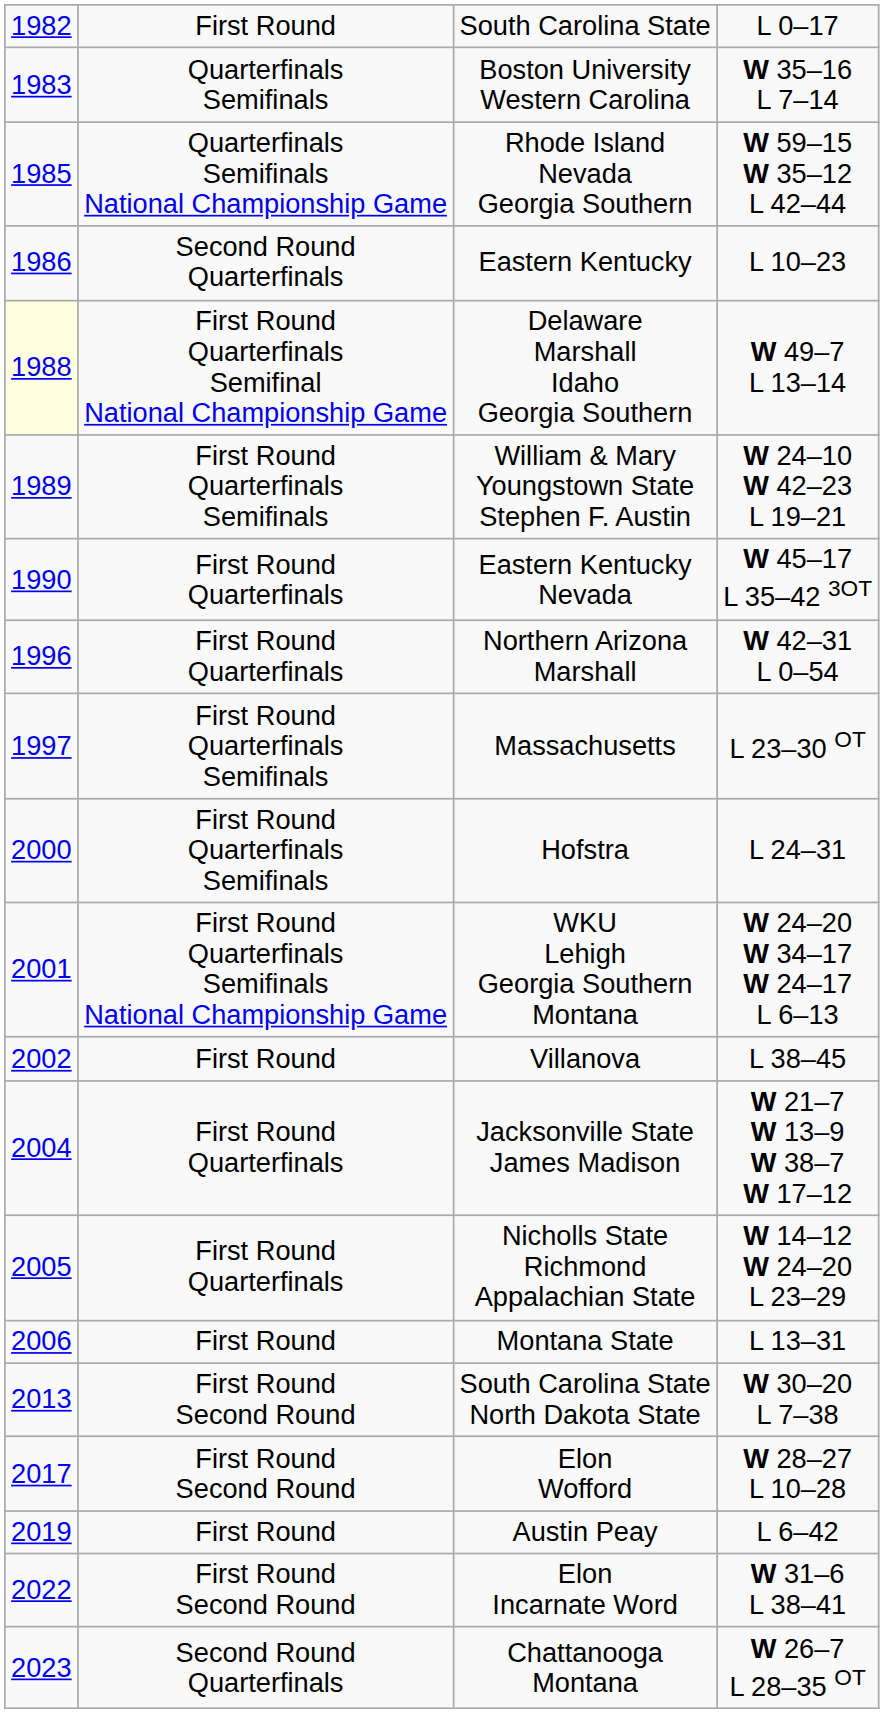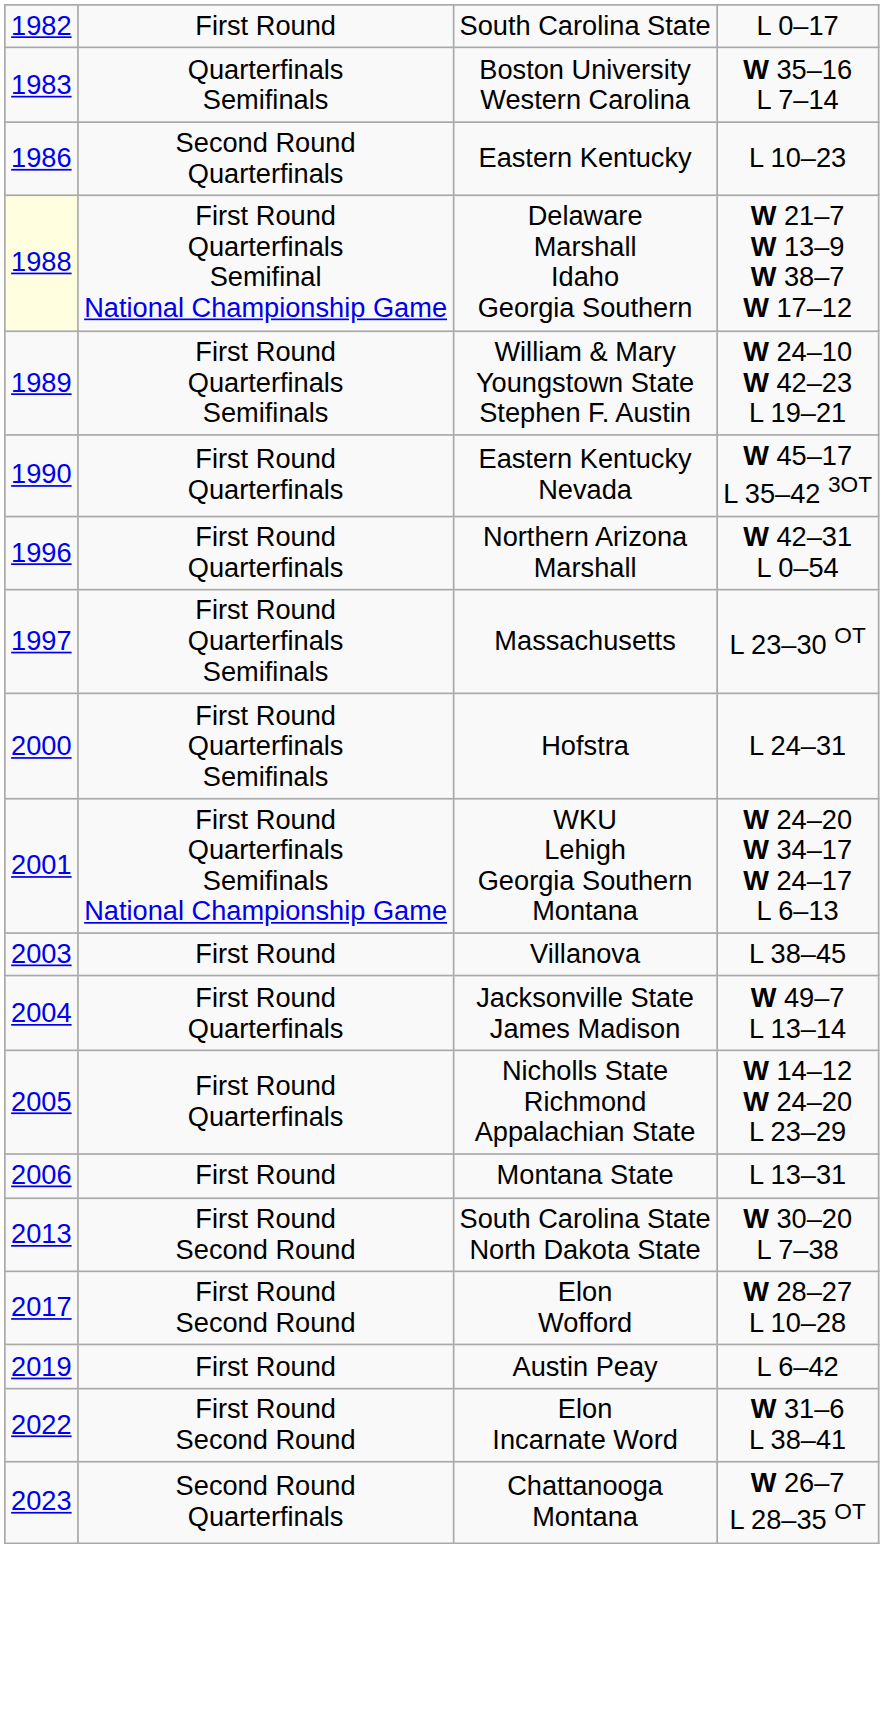- row: (585, 173)
(798, 366) W 49–7 L 13–14 -> (798, 262) W 21–7 W 13–9 W 38–7 W 17–12
(41, 1058) 2002 -> (41, 954) 2003
(798, 1147) W 21–7 W 13–9 W 38–7 W 17–12 -> (798, 1012) W 49–7 L 13–14
